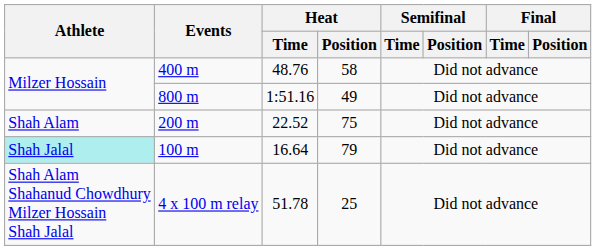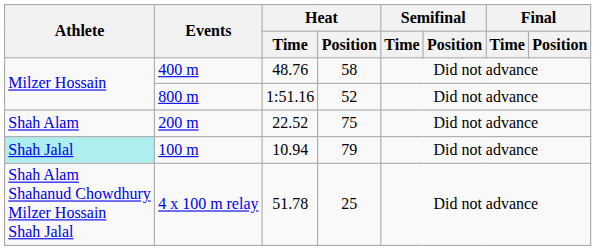(349, 97) 49 -> (349, 97) 52
(290, 149) 16.64 -> (290, 149) 10.94
